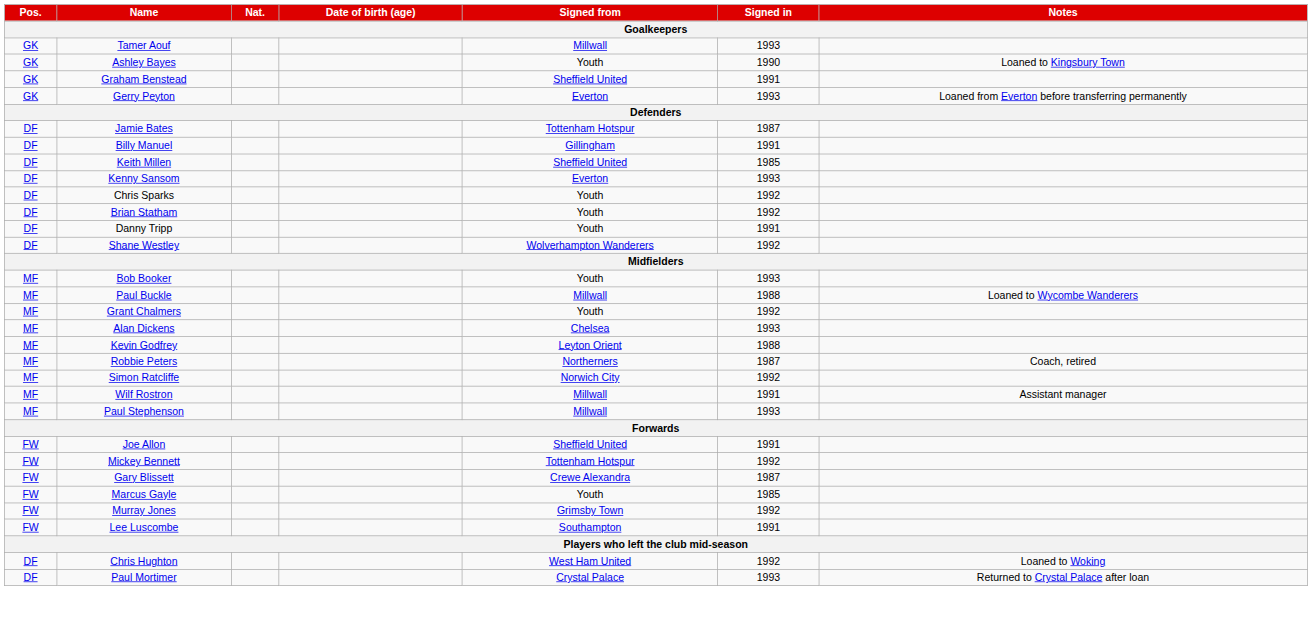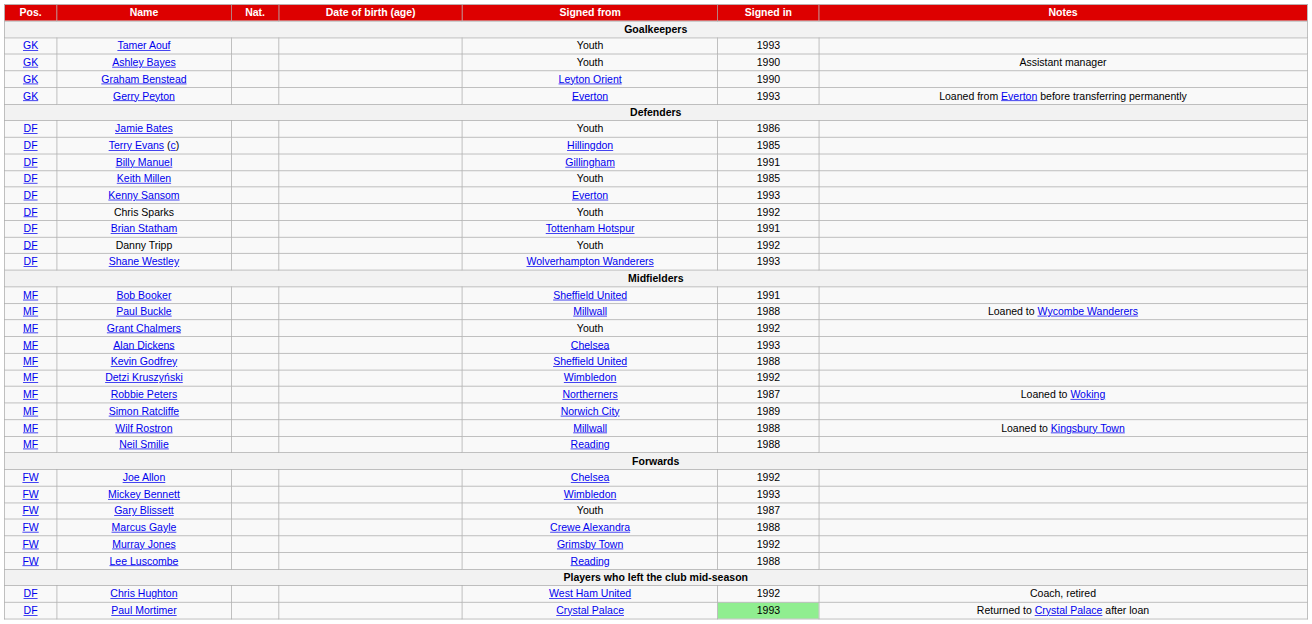(590, 46) Millwall -> (590, 46) Youth
(1063, 63) Loaned to Kingsbury Town -> (1063, 63) Assistant manager
(590, 79) Sheffield United -> (590, 79) Leyton Orient
(768, 79) 1991 -> (768, 79) 1990
(590, 129) Tottenham Hotspur -> (590, 129) Youth
(768, 129) 1987 -> (768, 129) 1986
+ row: (144, 146)
(590, 163) Sheffield United -> (590, 179) Youth
(590, 212) Youth -> (590, 229) Tottenham Hotspur
(768, 212) 1992 -> (768, 229) 1991
(768, 229) 1991 -> (768, 246) 1992
(768, 246) 1992 -> (768, 262) 1993
(590, 279) Youth -> (590, 295) Sheffield United
(768, 279) 1993 -> (768, 295) 1991
(590, 345) Leyton Orient -> (590, 362) Sheffield United
+ row: (144, 378)
(1063, 362) Coach, retired -> (1063, 395) Loaned to Woking
(768, 378) 1992 -> (768, 412) 1989
(768, 395) 1991 -> (768, 428) 1988
(1063, 395) Assistant manager -> (1063, 428) Loaned to Kingsbury Town
+ row: (144, 445)
- row: (144, 412)
(590, 445) Sheffield United -> (590, 478) Chelsea
(768, 445) 1991 -> (768, 478) 1992
(590, 461) Tottenham Hotspur -> (590, 495) Wimbledon
(768, 461) 1992 -> (768, 495) 1993
(590, 478) Crewe Alexandra -> (590, 511) Youth
(590, 495) Youth -> (590, 528) Crewe Alexandra
(768, 495) 1985 -> (768, 528) 1988
(590, 528) Southampton -> (590, 561) Reading
(768, 528) 1991 -> (768, 561) 1988
(1063, 561) Loaned to Woking -> (1063, 594) Coach, retired
(768, 578) no background -> (768, 611) lightgreen background
